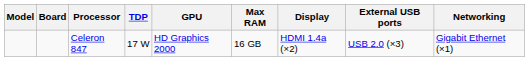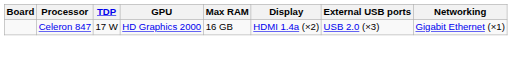- column: (20, 17)
